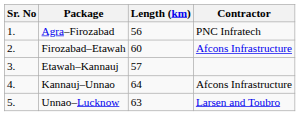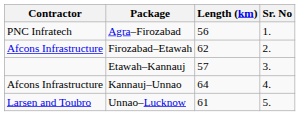columns swapped: (22, 13) <-> (244, 13)
(136, 48) 60 -> (203, 48) 62
(136, 102) 63 -> (203, 102) 61
